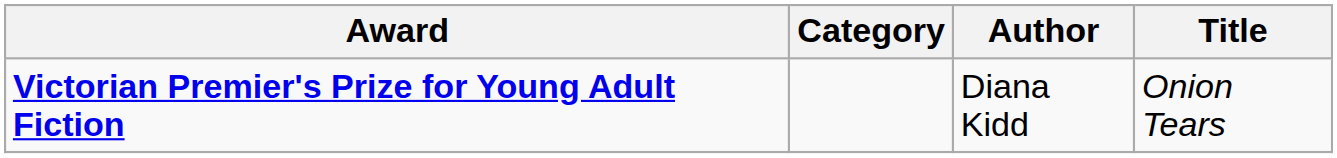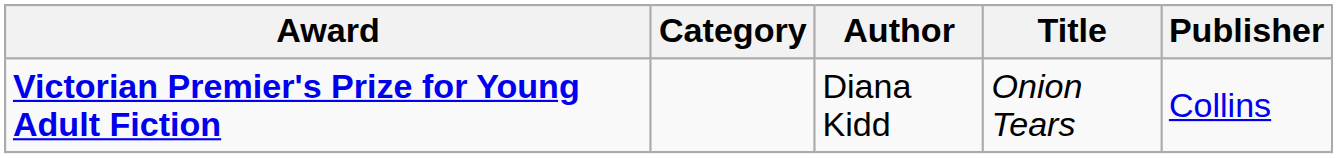+ column: (1247, 31)
